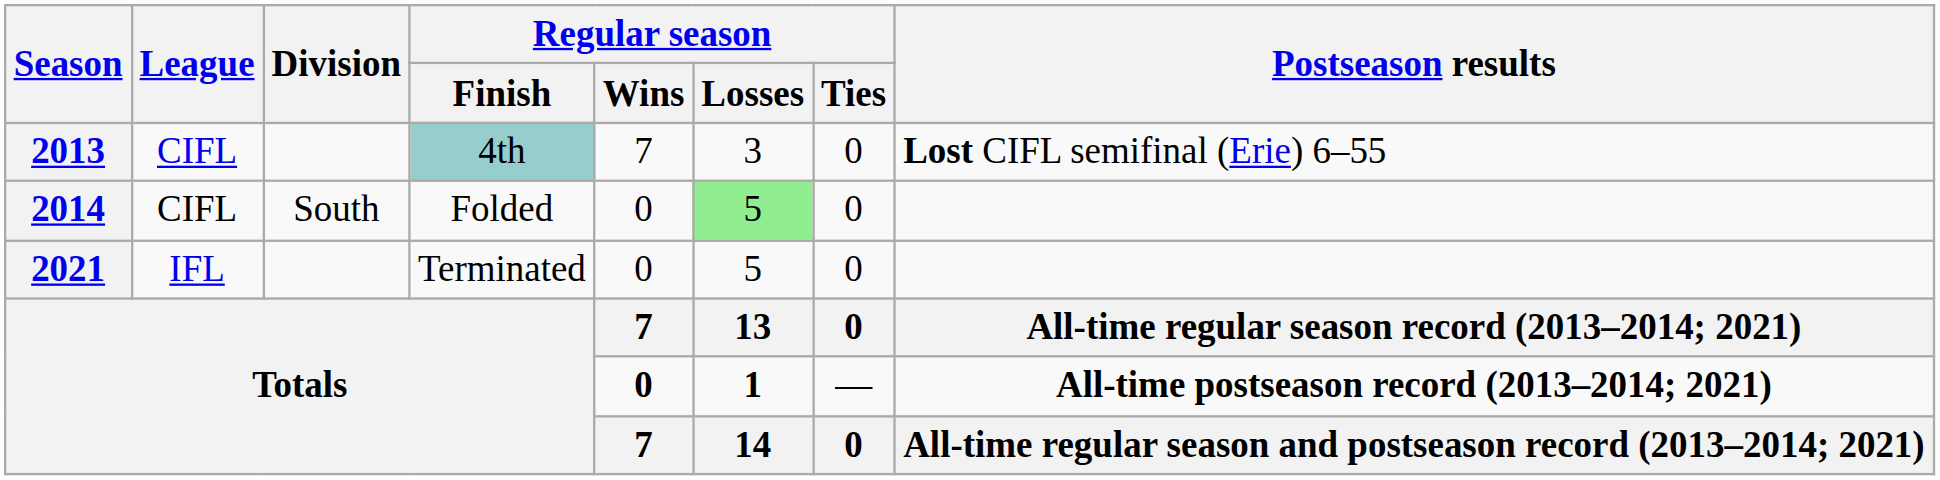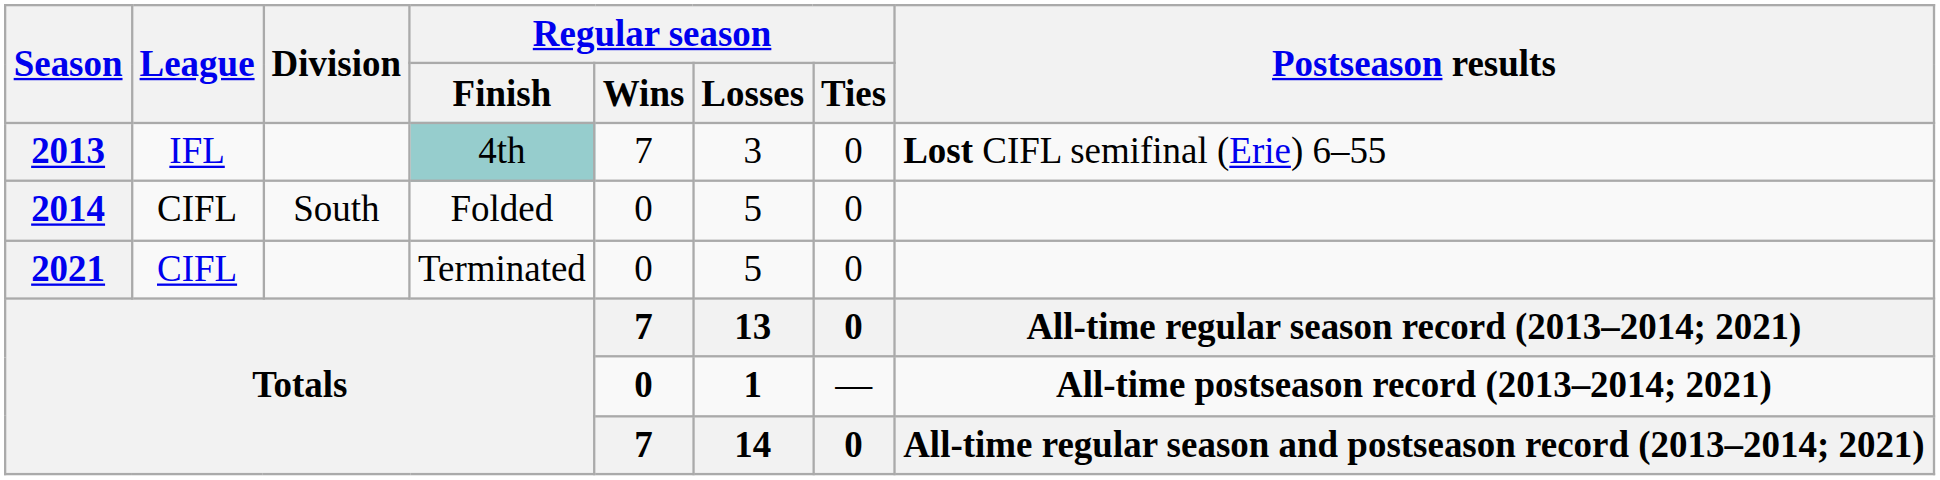(197, 151) CIFL -> (197, 151) IFL
(753, 209) lightgreen background -> (753, 209) no background
(197, 268) IFL -> (197, 268) CIFL
